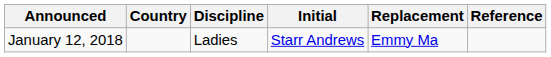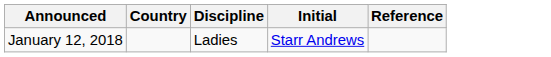- column: (417, 16)
